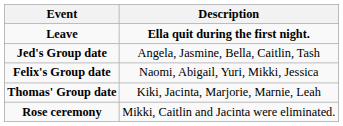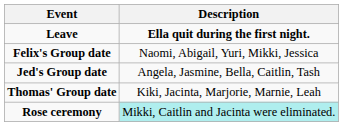rows swapped: (62, 72) <-> (62, 53)
(229, 111) no background -> (229, 111) paleturquoise background
